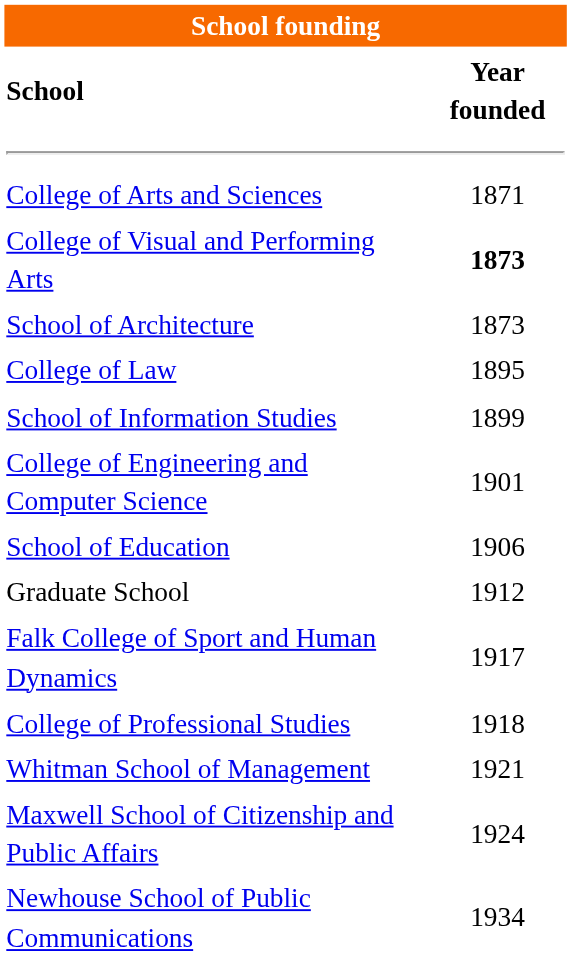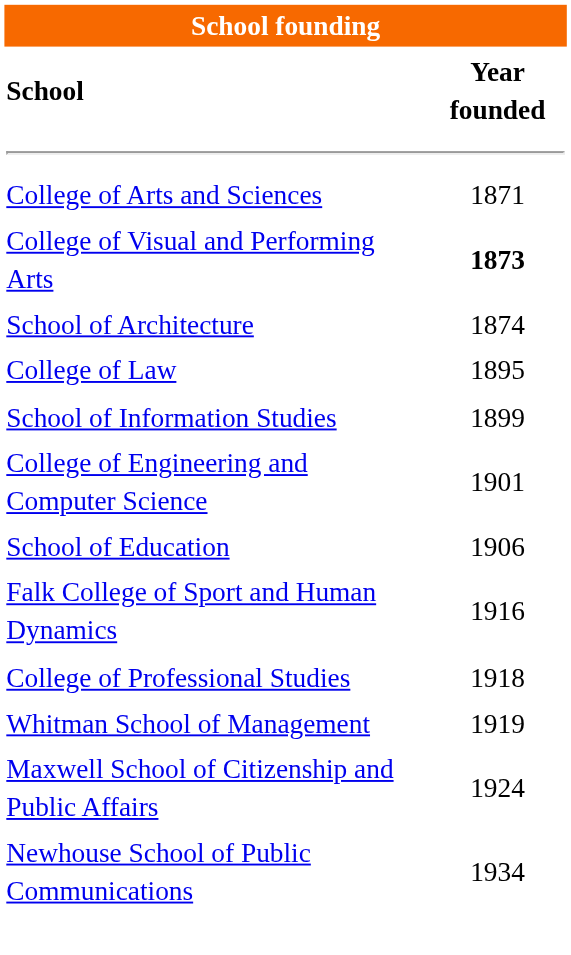(498, 325) 1873 -> (498, 325) 1874
- row: (98, 592)
(498, 657) 1917 -> (498, 612) 1916
(498, 768) 1921 -> (498, 722) 1919
